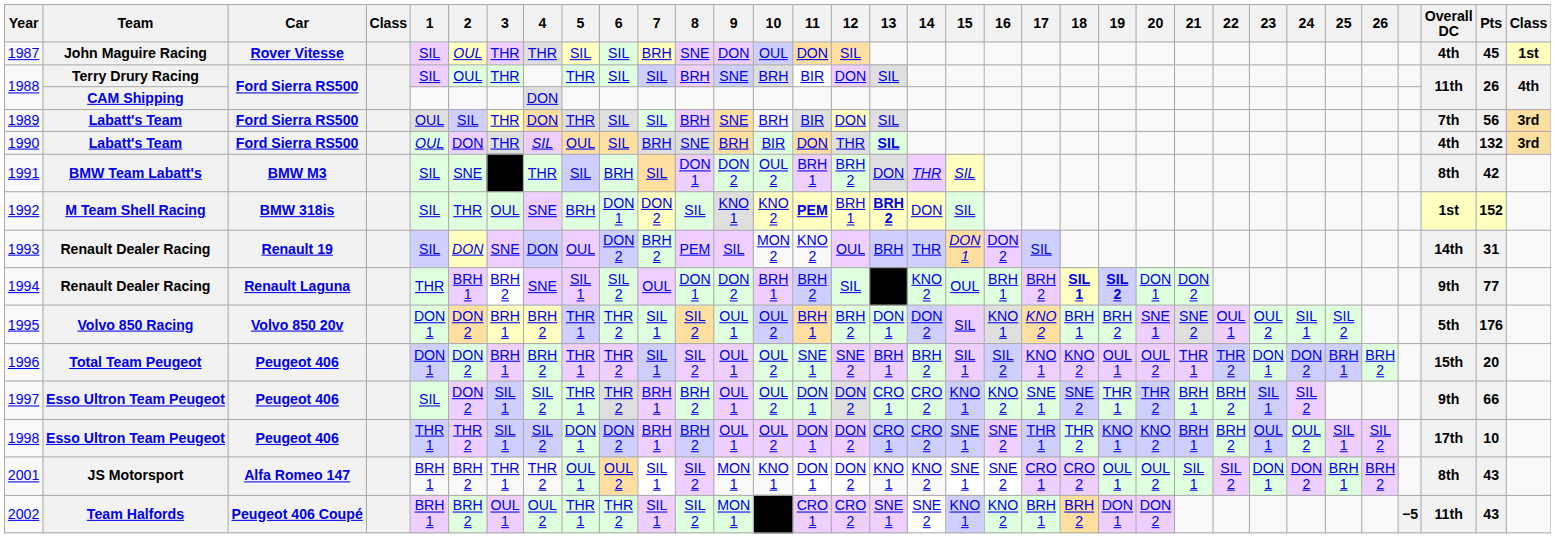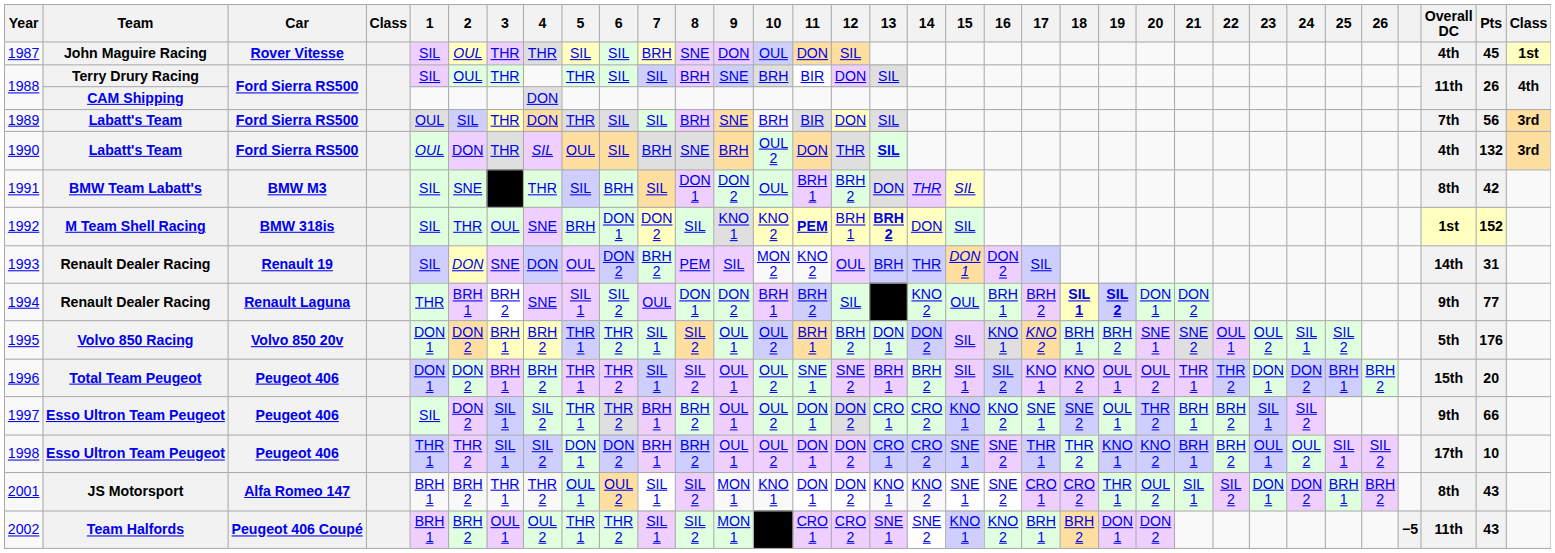(773, 142) BIR -> (773, 150) OUL 2
(773, 172) OUL 2 -> (773, 188) OUL
(1117, 400) THR 1 -> (1117, 415) OUL 1
(1117, 476) OUL 1 -> (1117, 491) THR 1
